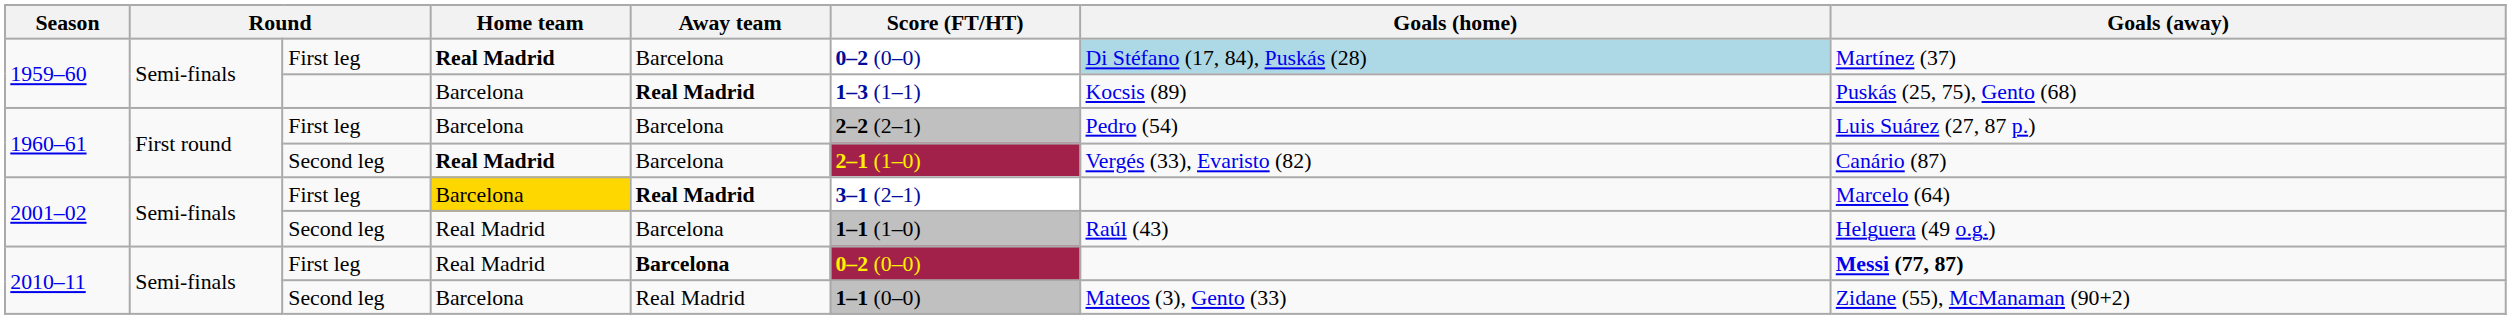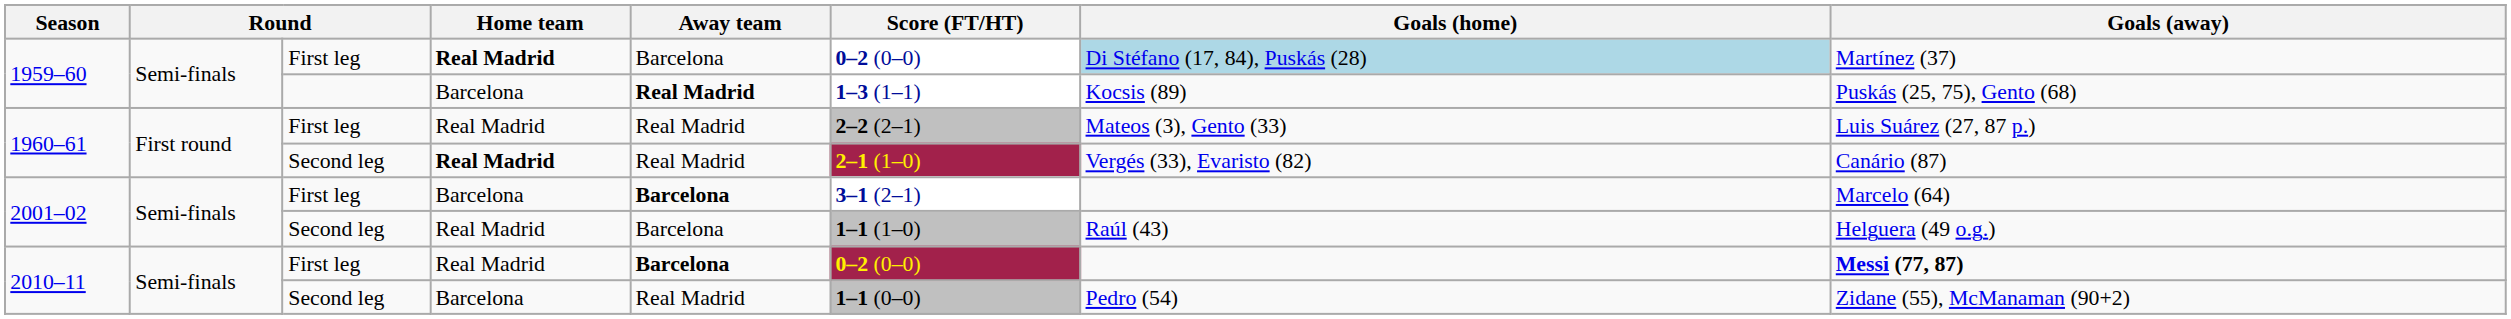(480, 125) Barcelona -> (490, 125) Real Madrid
(680, 125) Barcelona -> (690, 125) Real Madrid
(1132, 125) Pedro (54) -> (1186, 125) Mateos (3), Gento (33)
(680, 160) Barcelona -> (690, 160) Real Madrid
(480, 194) gold background -> (480, 194) no background
(695, 194) Real Madrid -> (682, 194) Barcelona
(1186, 297) Mateos (3), Gento (33) -> (1132, 297) Pedro (54)
